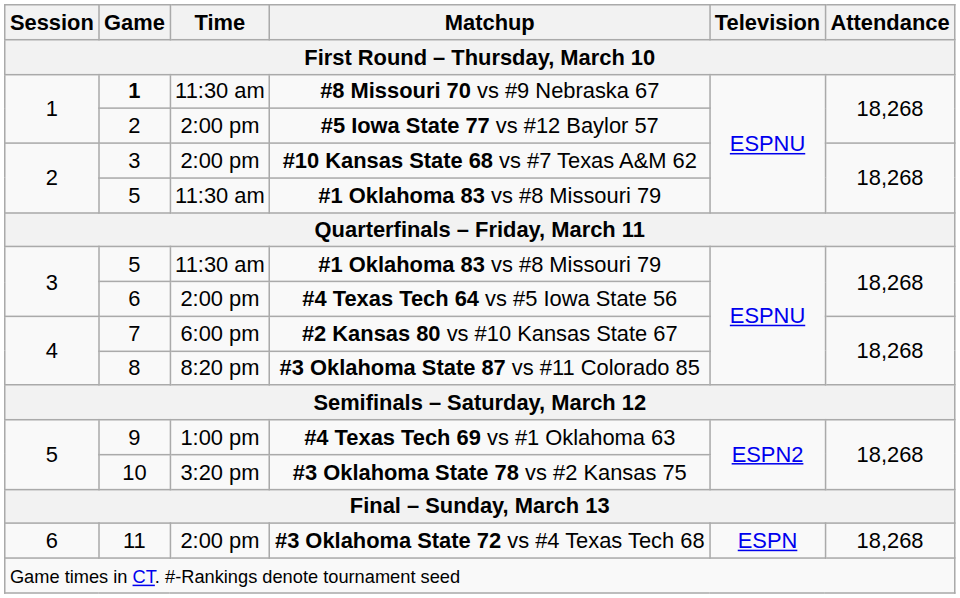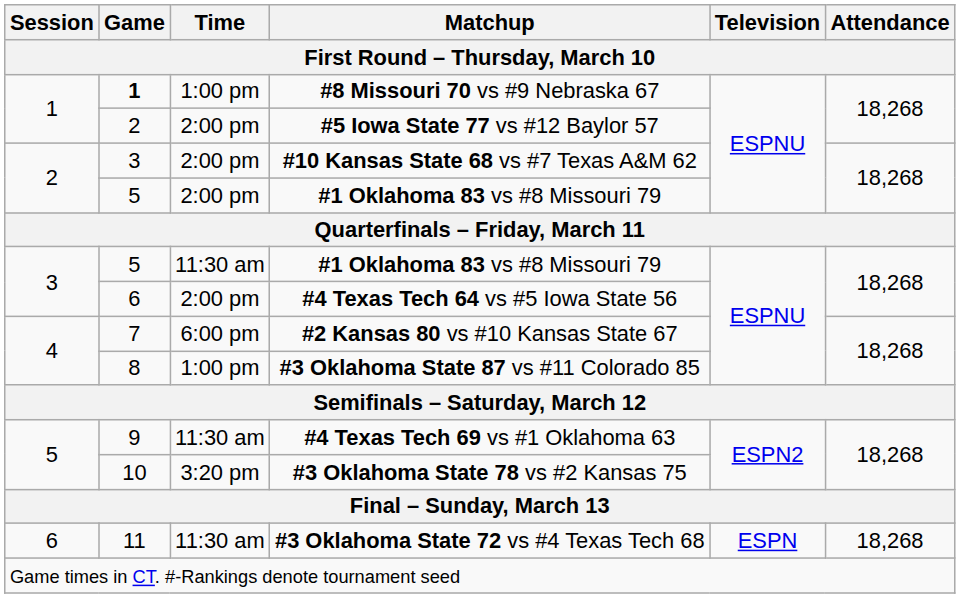(220, 92) 11:30 am -> (220, 92) 1:00 pm
(220, 195) 11:30 am -> (220, 195) 2:00 pm
(220, 368) 8:20 pm -> (220, 368) 1:00 pm
(220, 437) 1:00 pm -> (220, 437) 11:30 am
(220, 541) 2:00 pm -> (220, 541) 11:30 am
